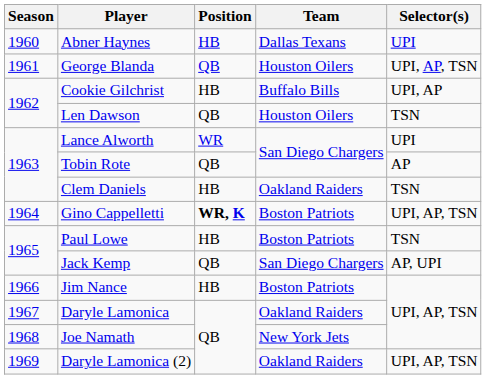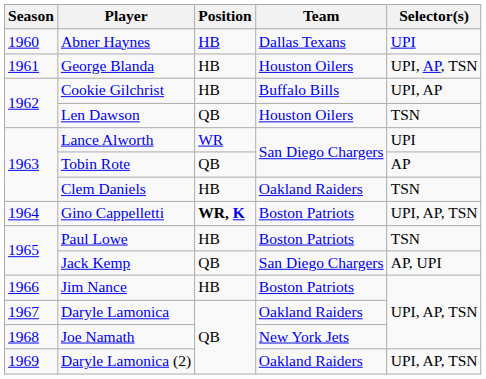(209, 66) QB -> (209, 66) HB
